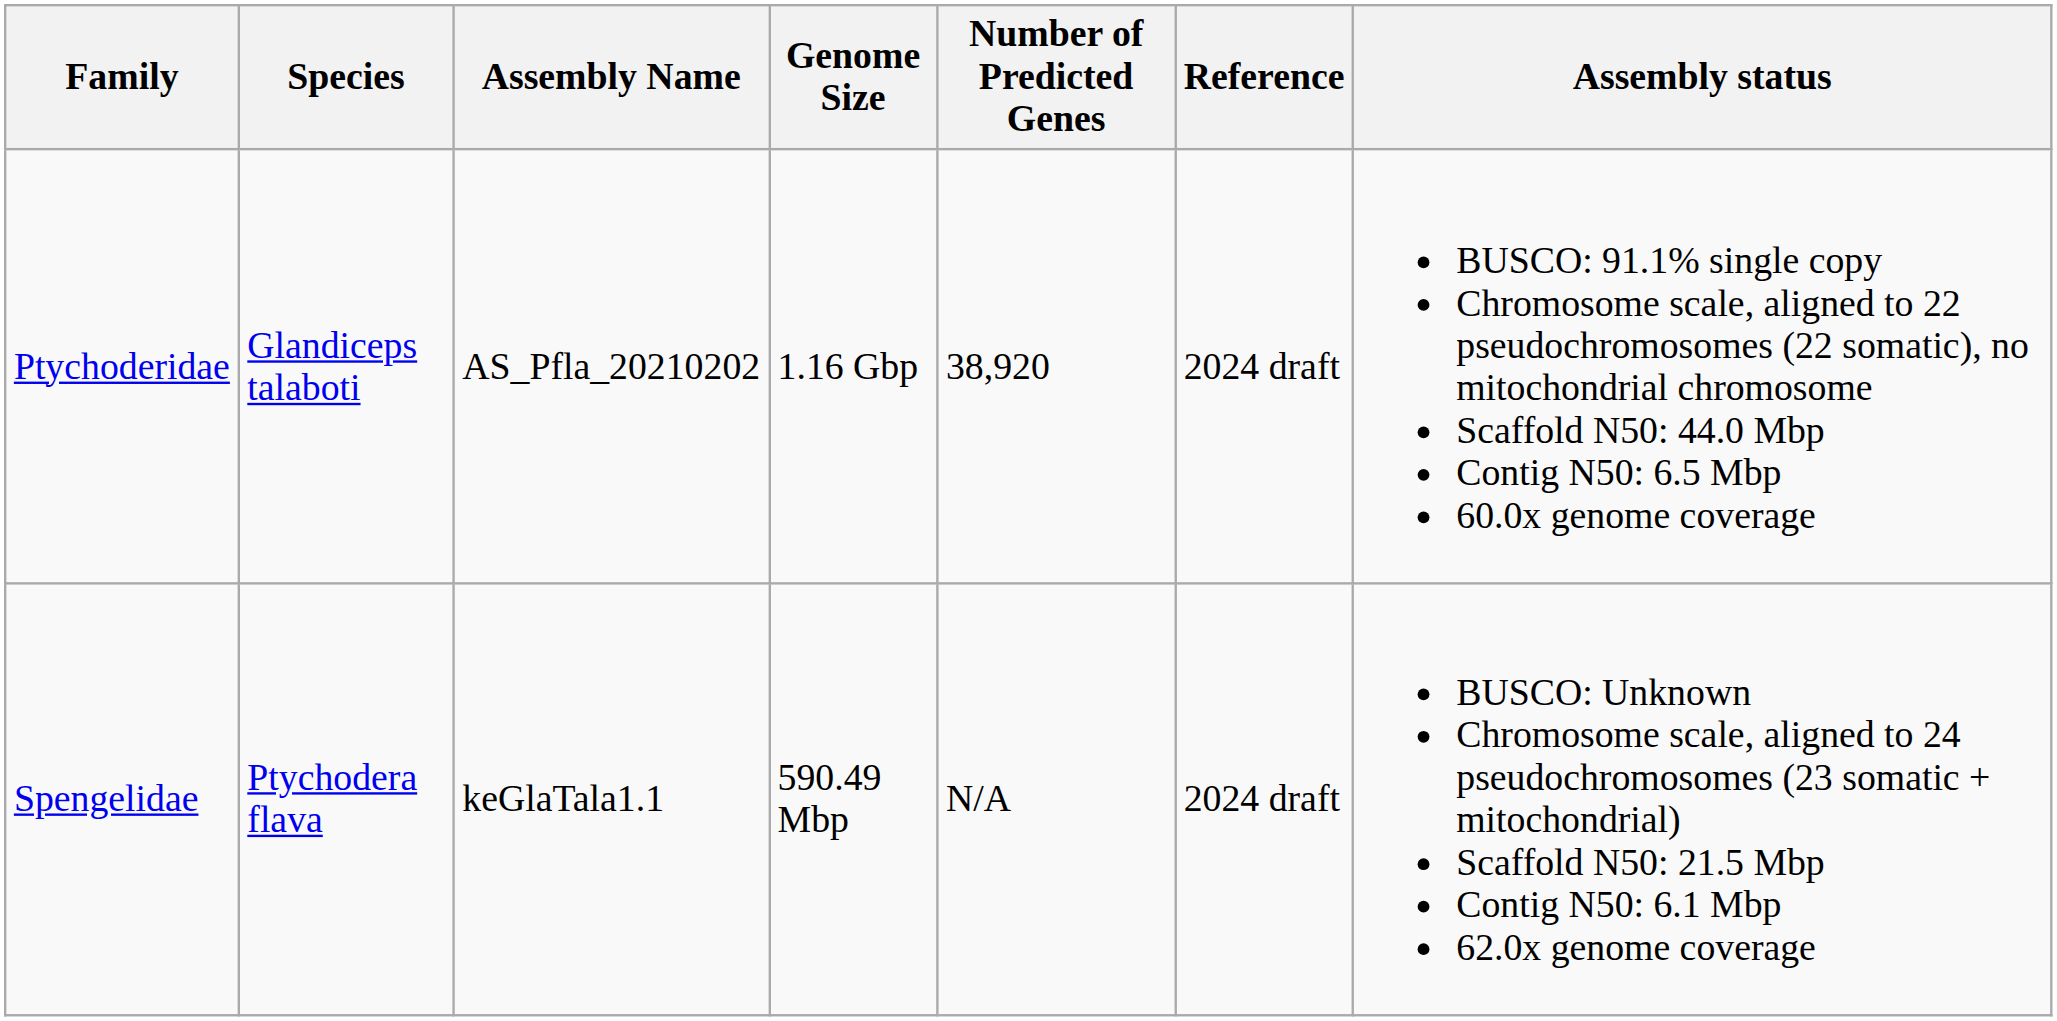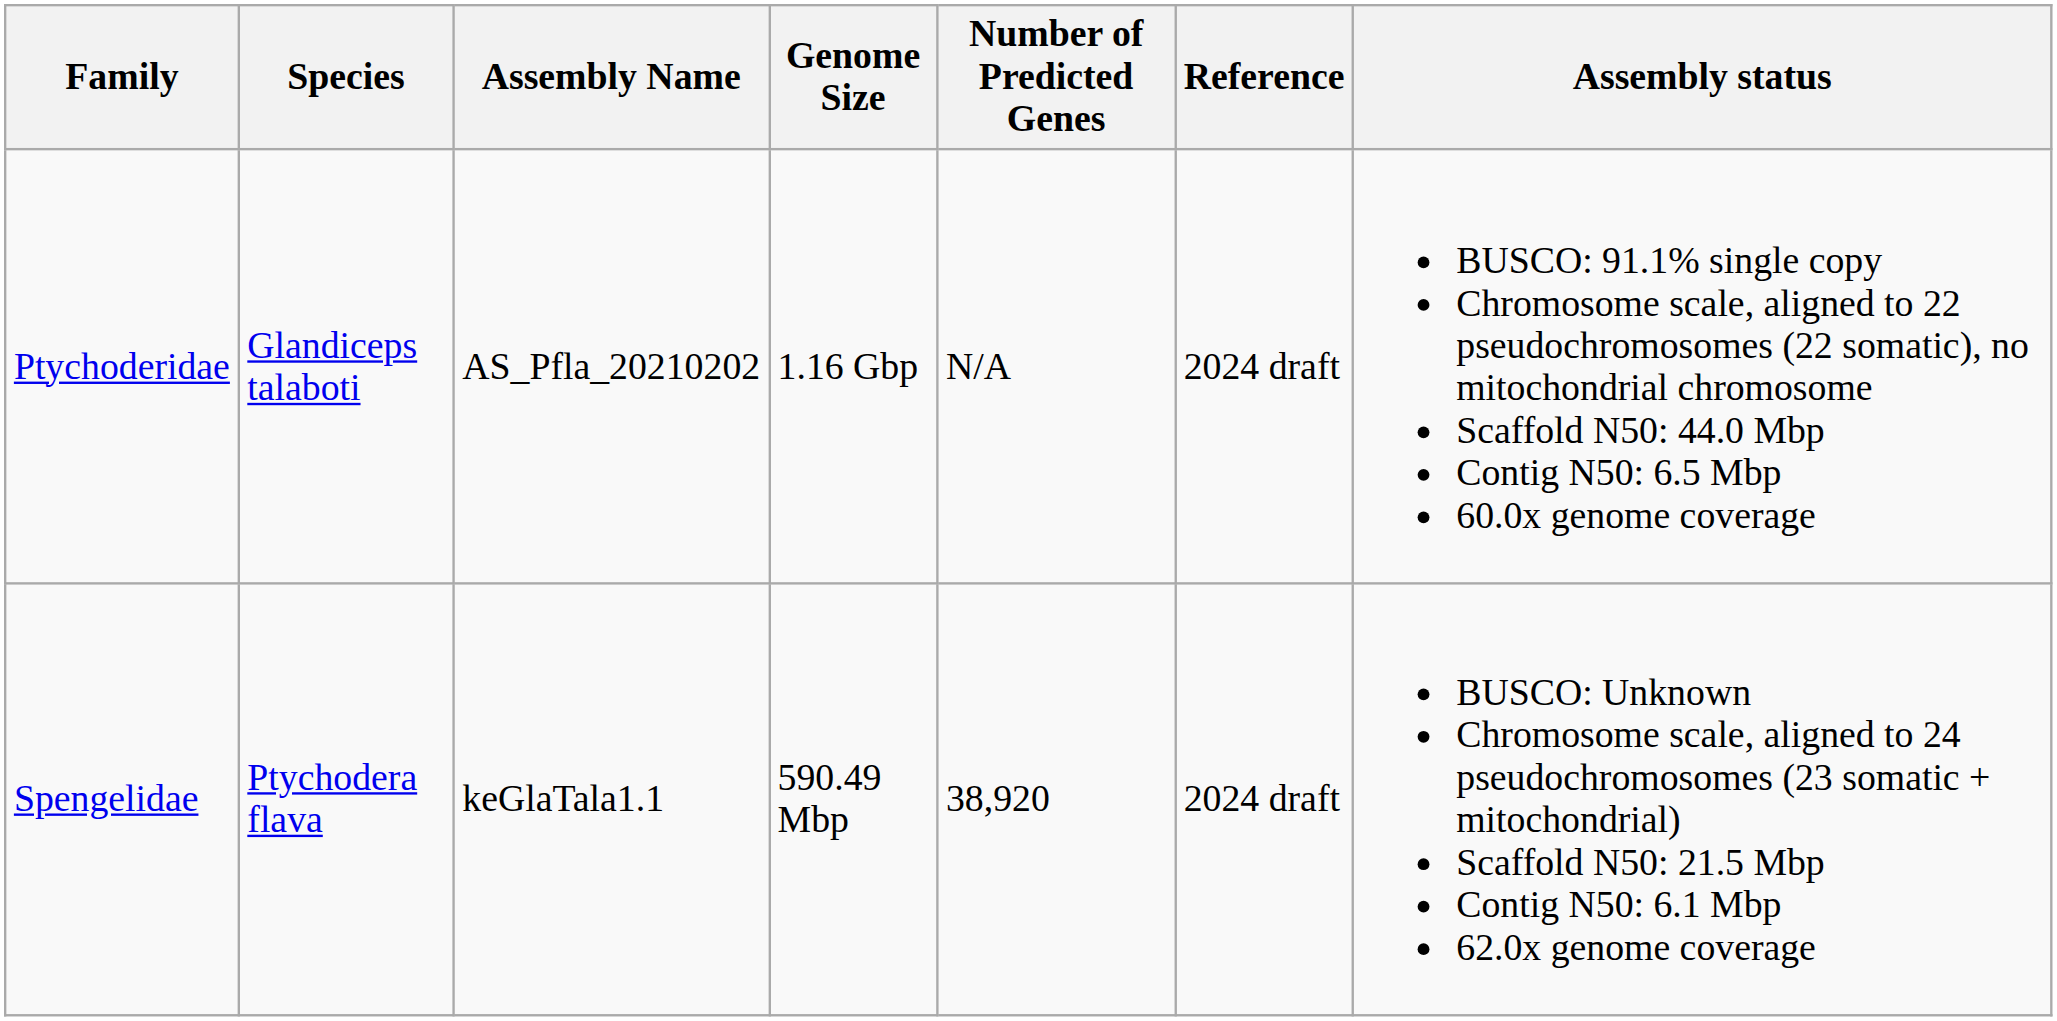(998, 365) 38,920 -> (978, 365) N/A
(978, 798) N/A -> (998, 798) 38,920
